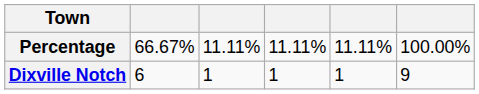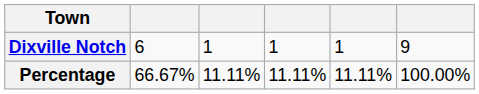rows swapped: (67, 74) <-> (67, 46)
